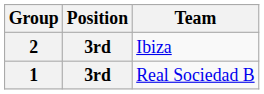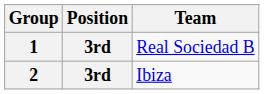rows swapped: (34, 74) <-> (34, 46)
